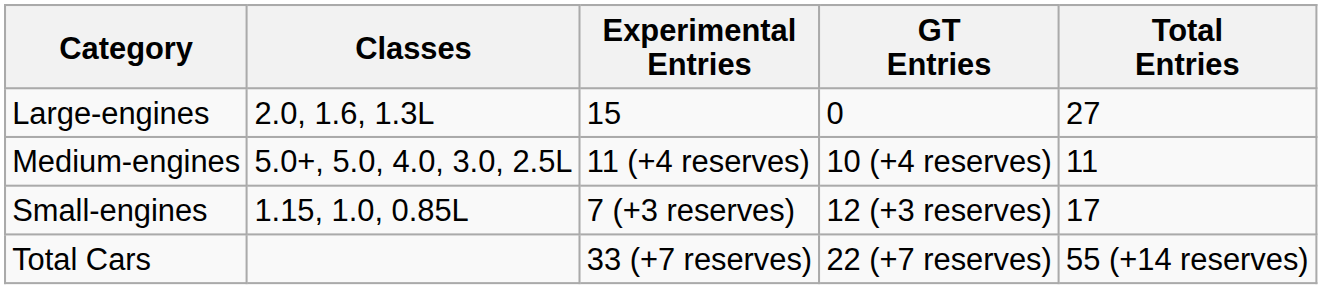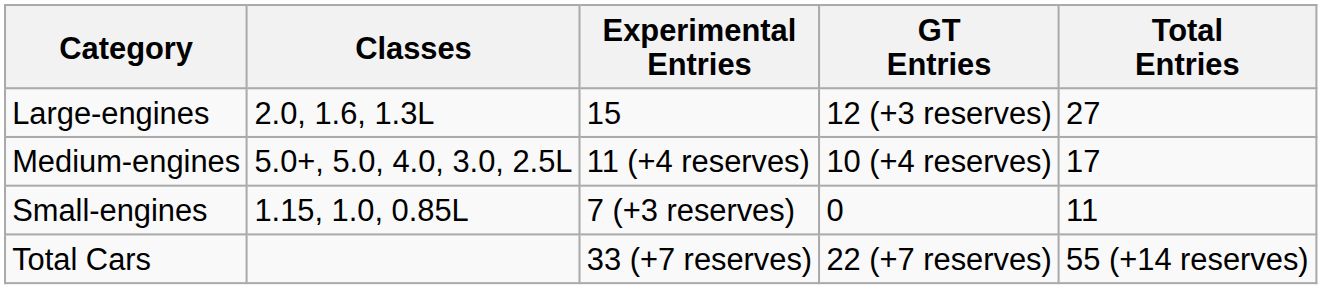(835, 113) 0 -> (939, 113) 12 (+3 reserves)
(1082, 162) 11 -> (1083, 162) 17
(939, 211) 12 (+3 reserves) -> (835, 211) 0
(1083, 211) 17 -> (1082, 211) 11
